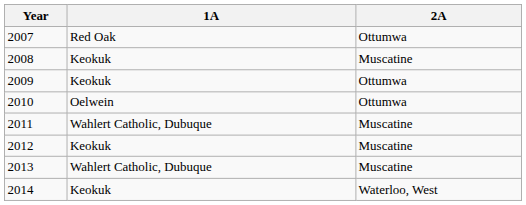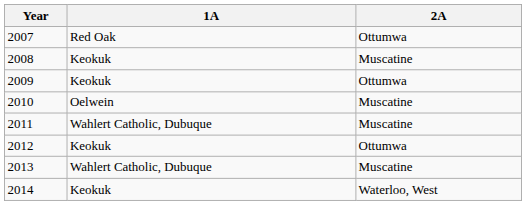(383, 102) Ottumwa -> (386, 102) Muscatine
(386, 145) Muscatine -> (383, 145) Ottumwa
